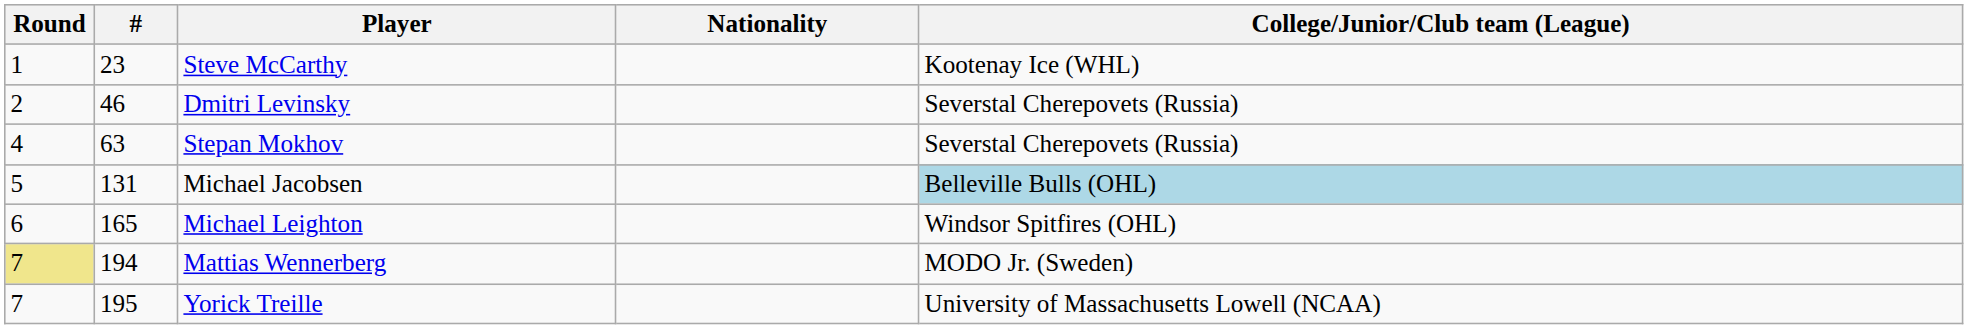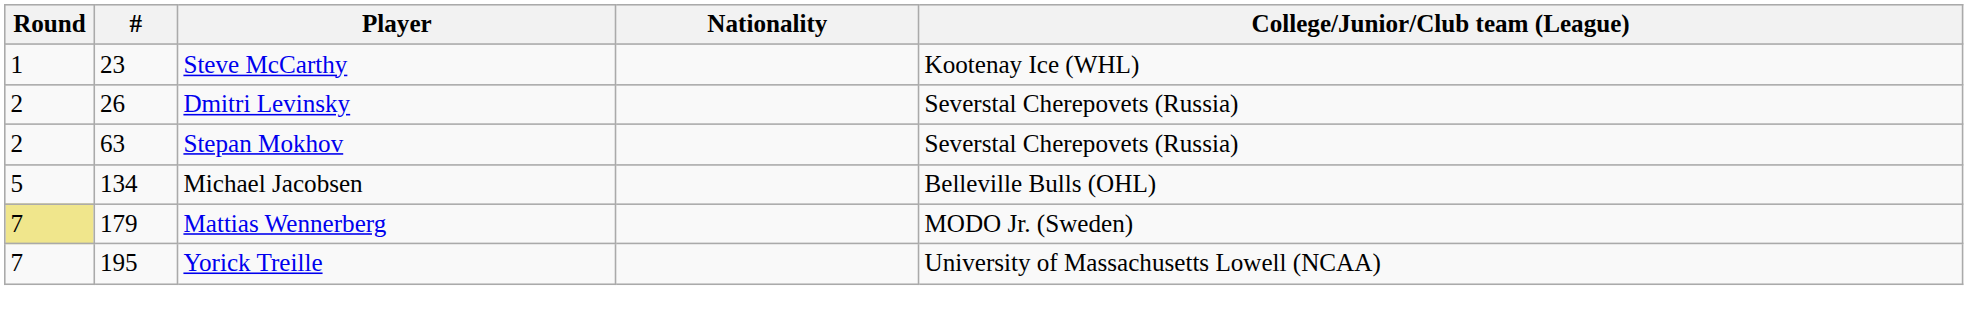(113, 104) 46 -> (113, 104) 26
(17, 143) 4 -> (17, 143) 2
(119, 183) 131 -> (119, 183) 134
(1040, 183) lightblue background -> (1040, 183) no background
- row: (273, 223)
(119, 263) 194 -> (119, 223) 179
